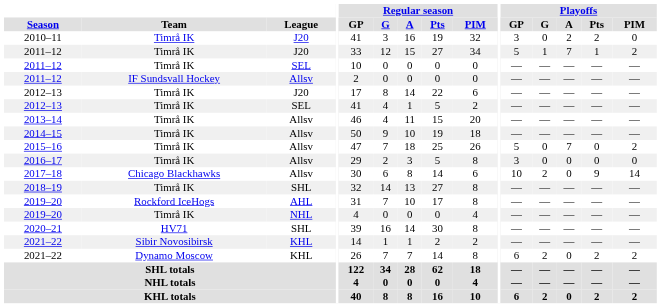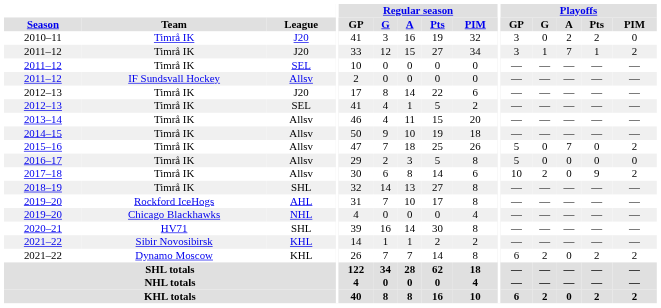(516, 51) 5 -> (516, 51) 3
(516, 160) 3 -> (516, 160) 5
(174, 174) Chicago Blackhawks -> (174, 174) Timrå IK
(635, 174) 14 -> (635, 174) 2
(174, 214) Timrå IK -> (174, 214) Chicago Blackhawks
